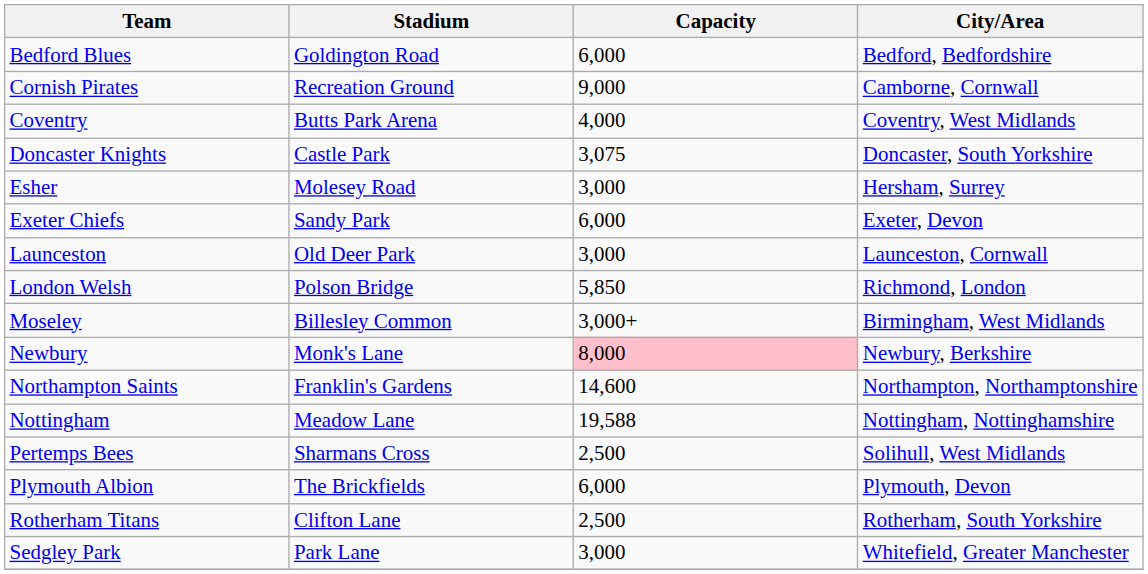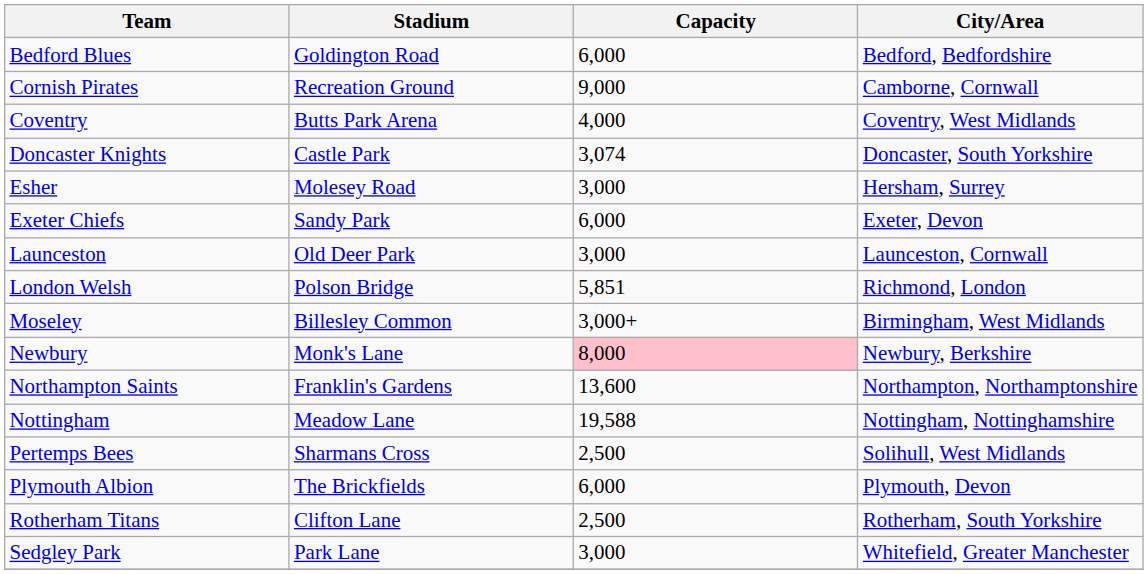(602, 154) 3,075 -> (602, 154) 3,074
(602, 287) 5,850 -> (602, 287) 5,851
(607, 386) 14,600 -> (607, 386) 13,600
